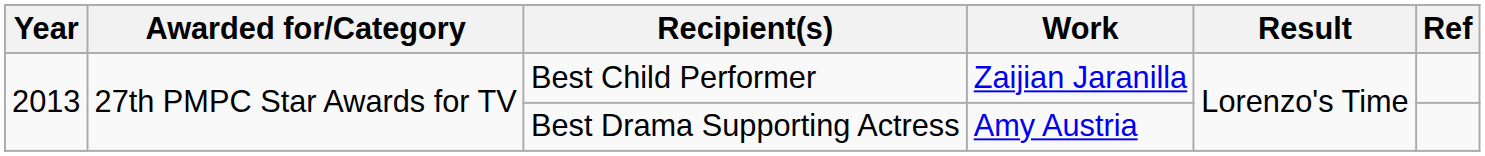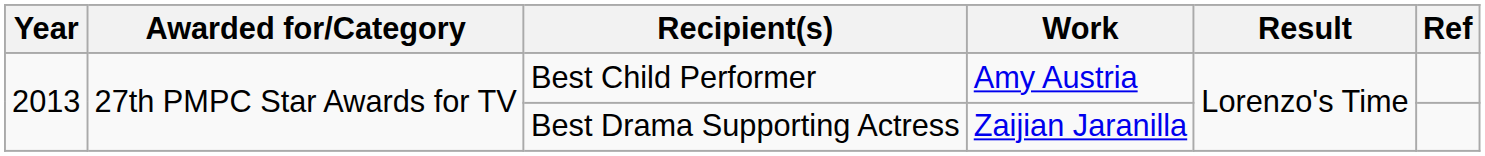(1080, 77) Zaijian Jaranilla -> (1056, 77) Amy Austria
(1056, 126) Amy Austria -> (1080, 126) Zaijian Jaranilla
